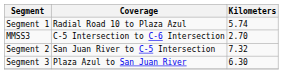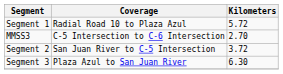(238, 24) 5.74 -> (238, 24) 5.72
(238, 50) 7.32 -> (238, 50) 3.72
